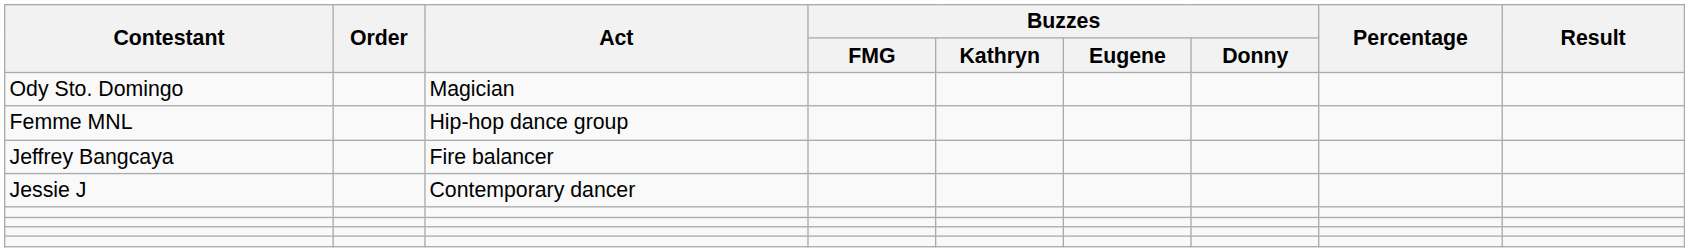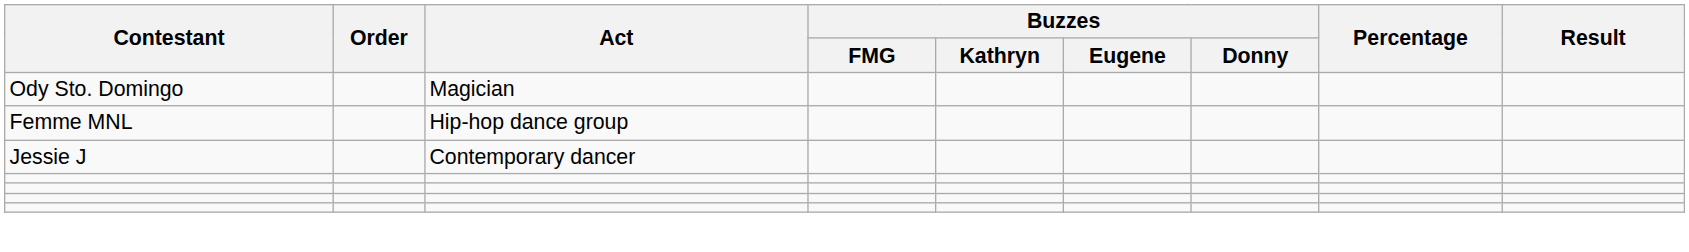- row: (92, 156)
